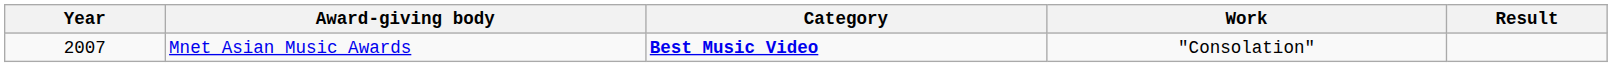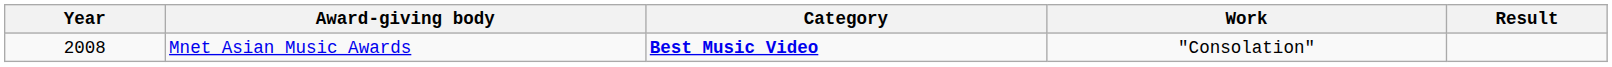(85, 48) 2007 -> (85, 48) 2008
